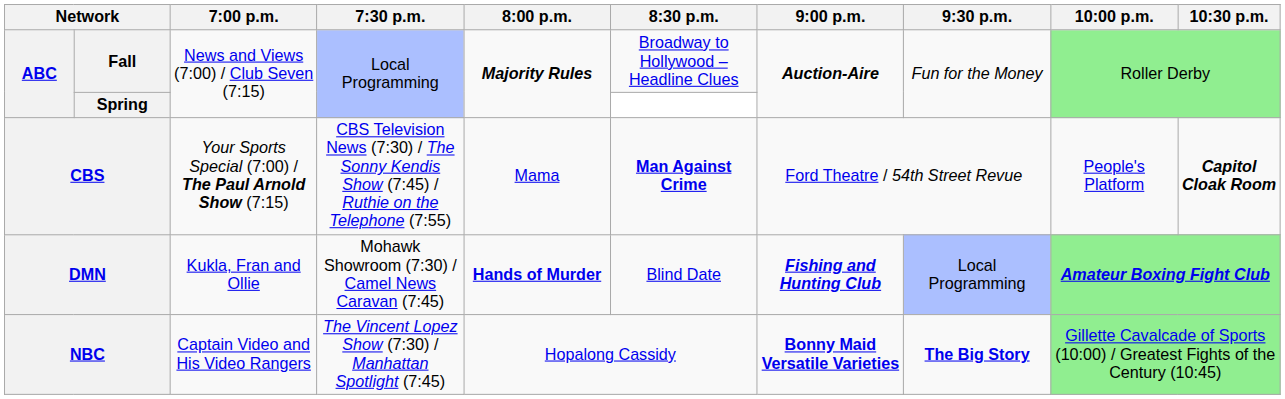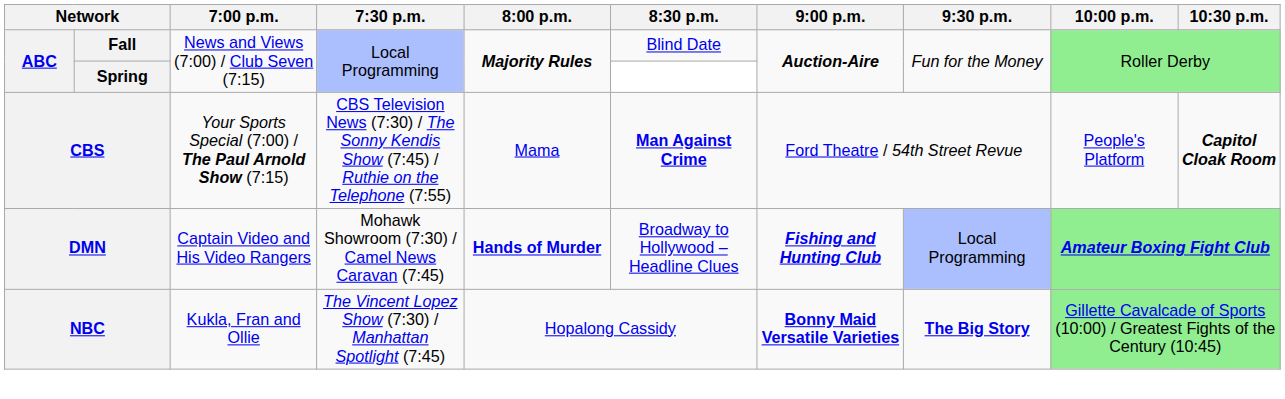(684, 61) Broadway to Hollywood – Headline Clues -> (684, 45) Blind Date
(244, 274) Kukla, Fran and Ollie -> (244, 248) Captain Video and His Video Rangers
(684, 274) Blind Date -> (684, 248) Broadway to Hollywood – Headline Clues
(244, 354) Captain Video and His Video Rangers -> (244, 328) Kukla, Fran and Ollie
